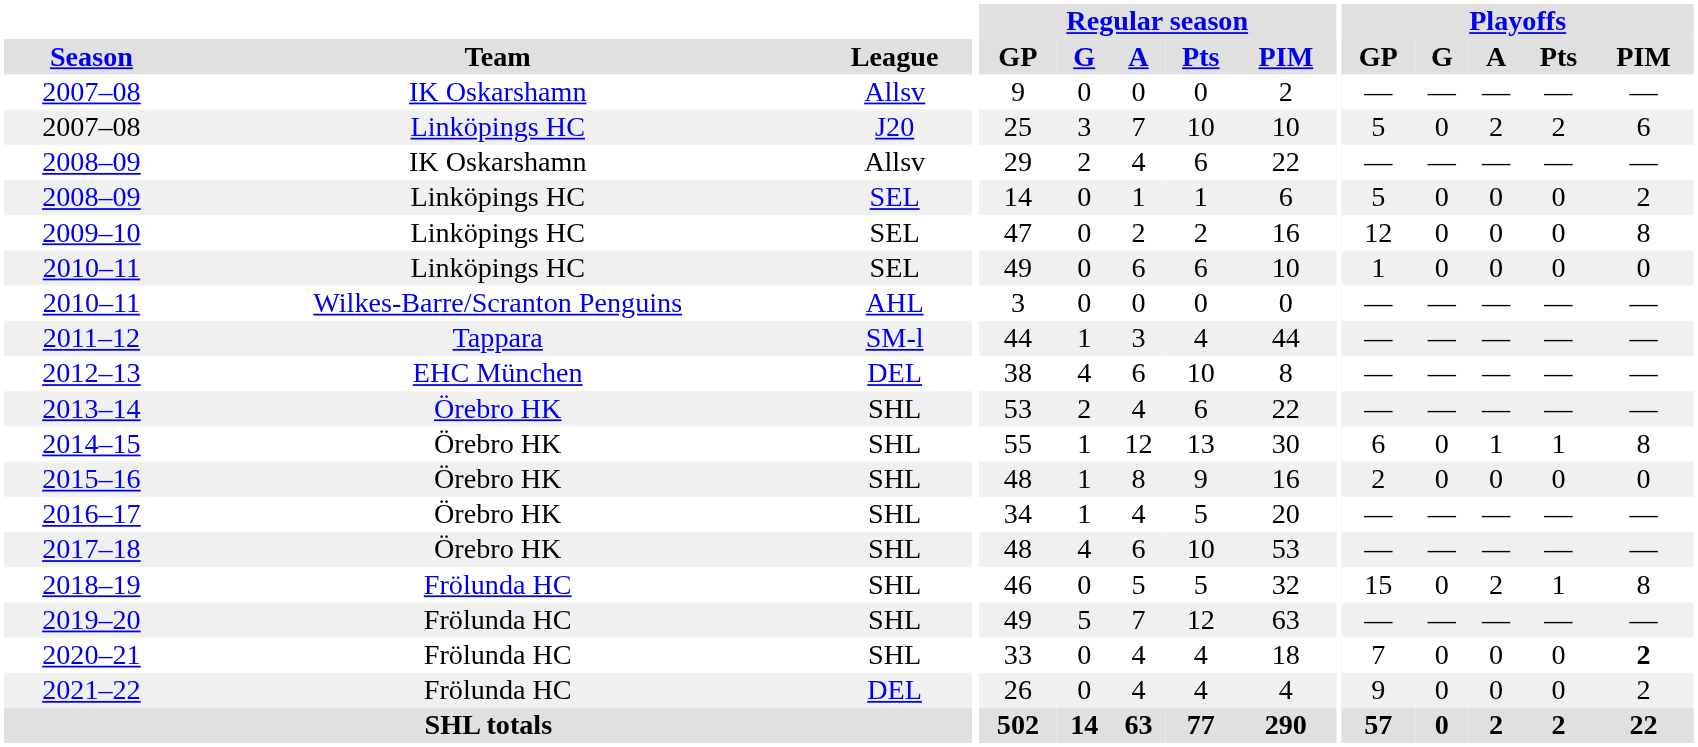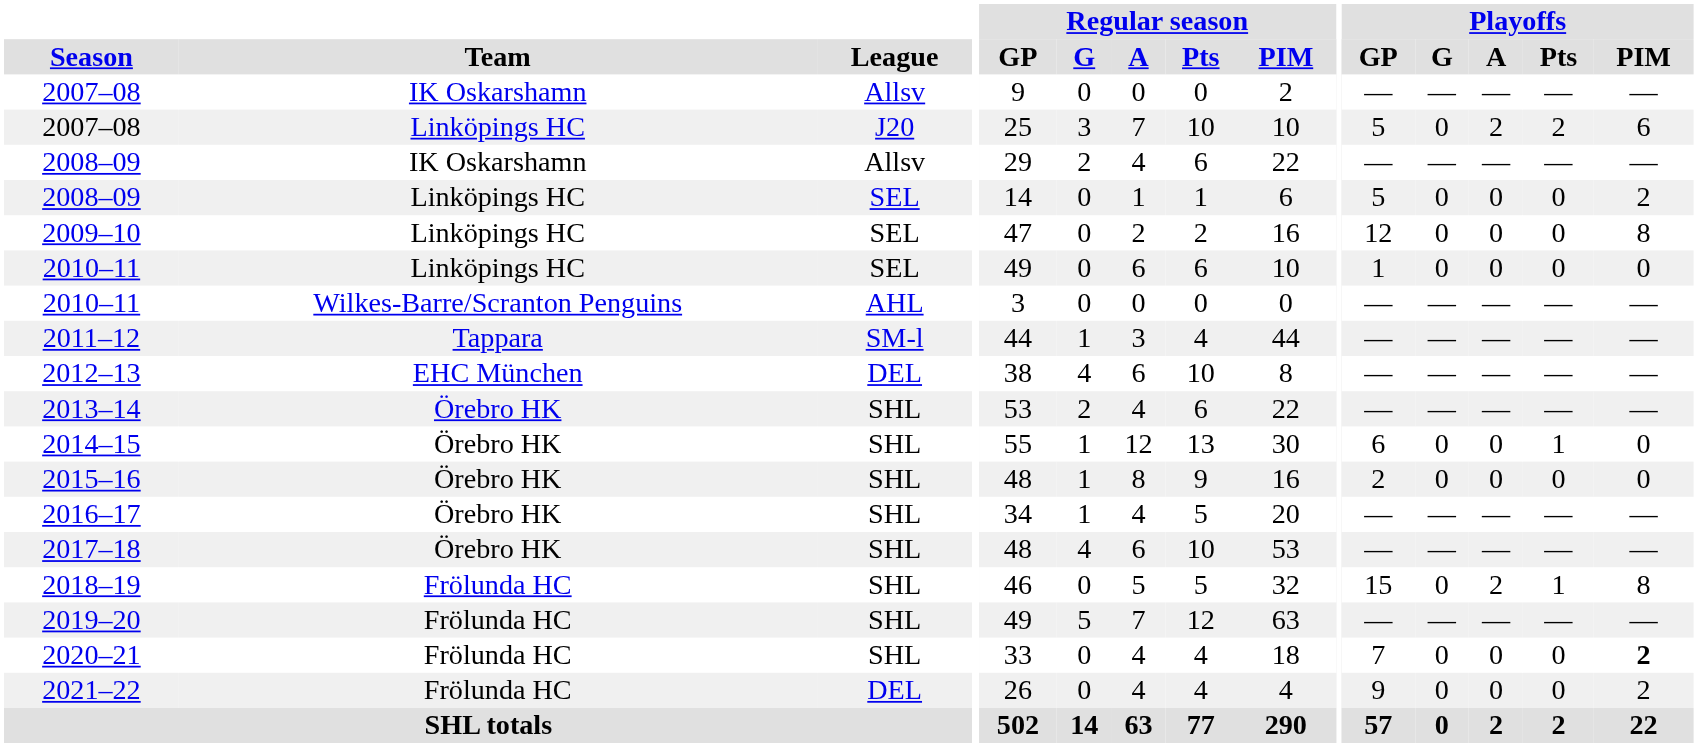(1496, 443) 1 -> (1496, 443) 0
(1644, 443) 8 -> (1644, 443) 0
